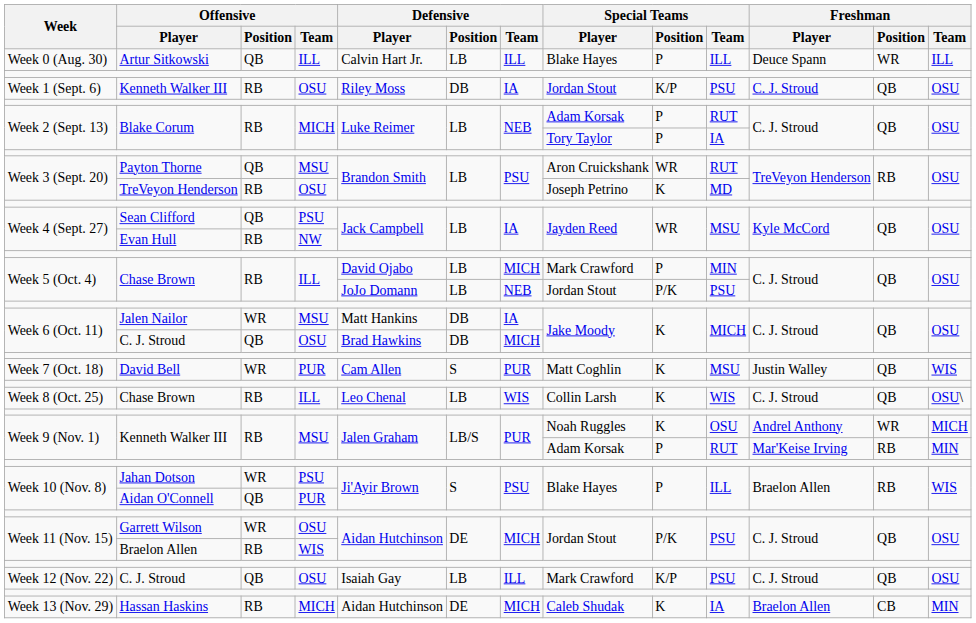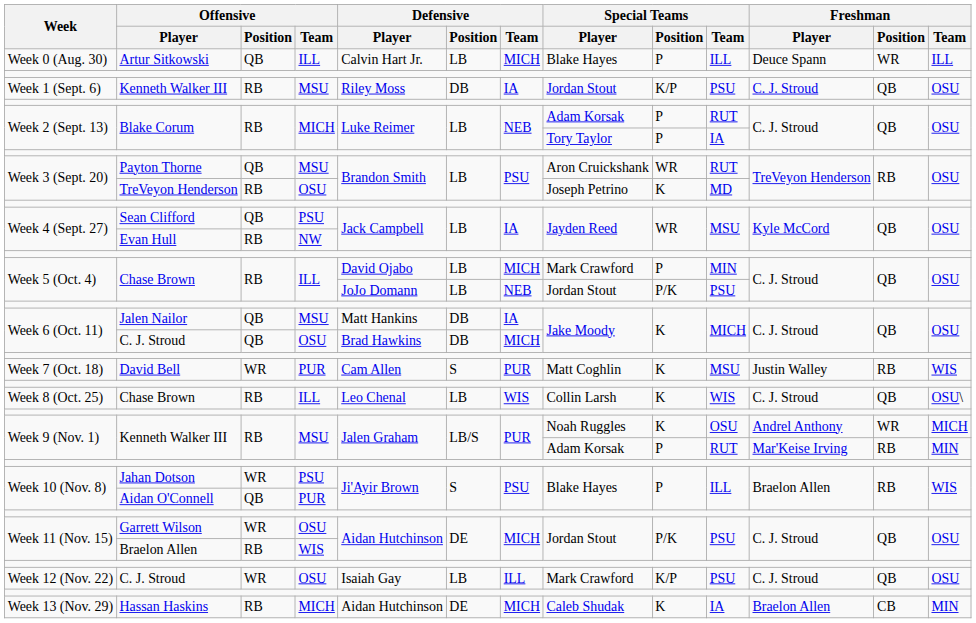(515, 59) ILL -> (522, 59) MICH
(312, 88) OSU -> (314, 88) MSU
(255, 318) WR -> (254, 318) QB
(887, 369) QB -> (886, 369) RB
(254, 578) QB -> (255, 578) WR
